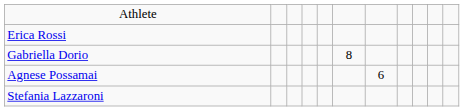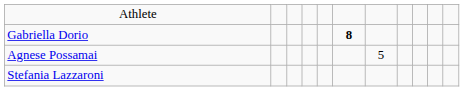- row: (37, 34)
(349, 55) normal -> (349, 34) bold
(381, 75) 6 -> (381, 55) 5
